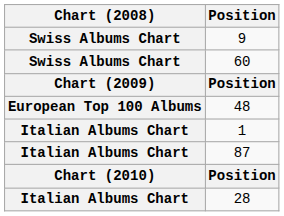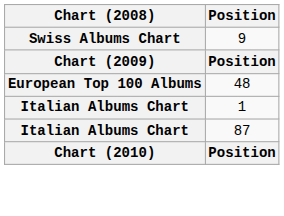- row: (242, 62)
- row: (242, 199)
